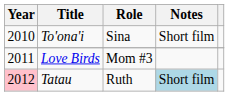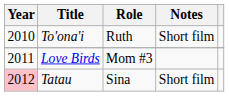(118, 36) Sina -> (119, 36) Ruth
(119, 79) Ruth -> (118, 79) Sina
(187, 79) lightblue background -> (187, 79) no background
